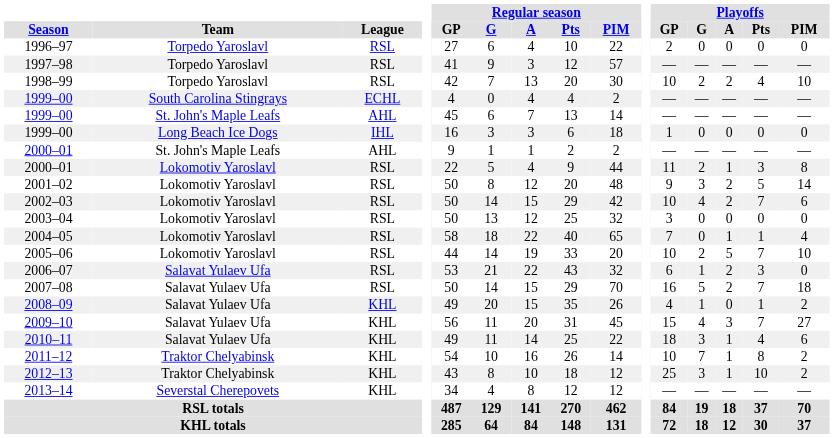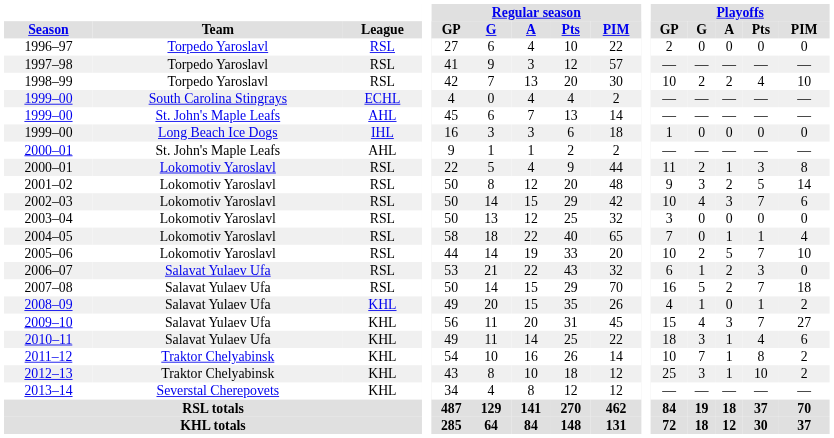(729, 201) 2 -> (729, 201) 3
